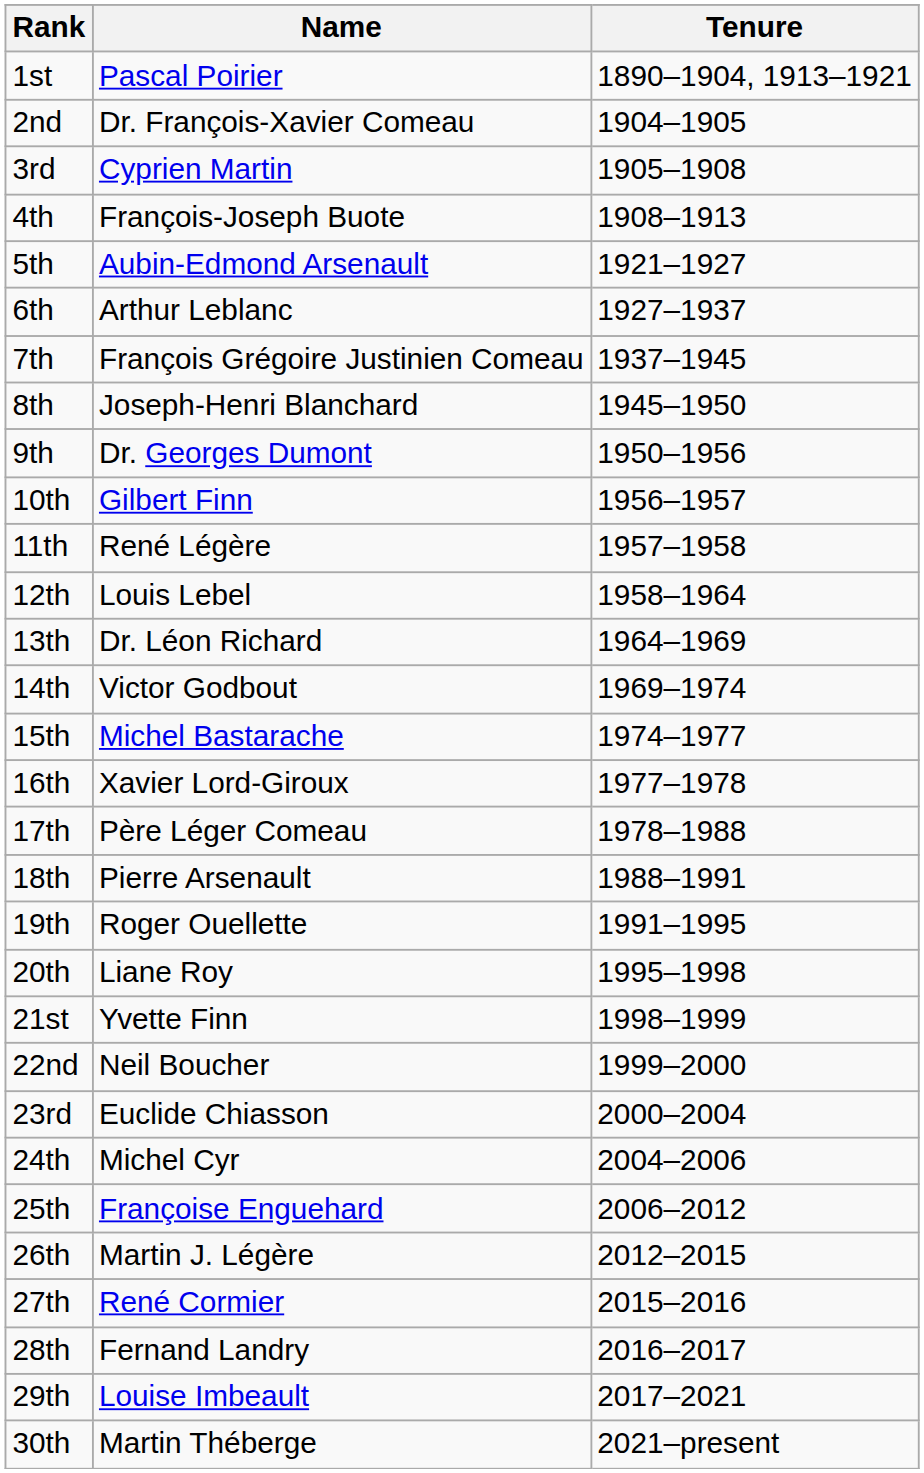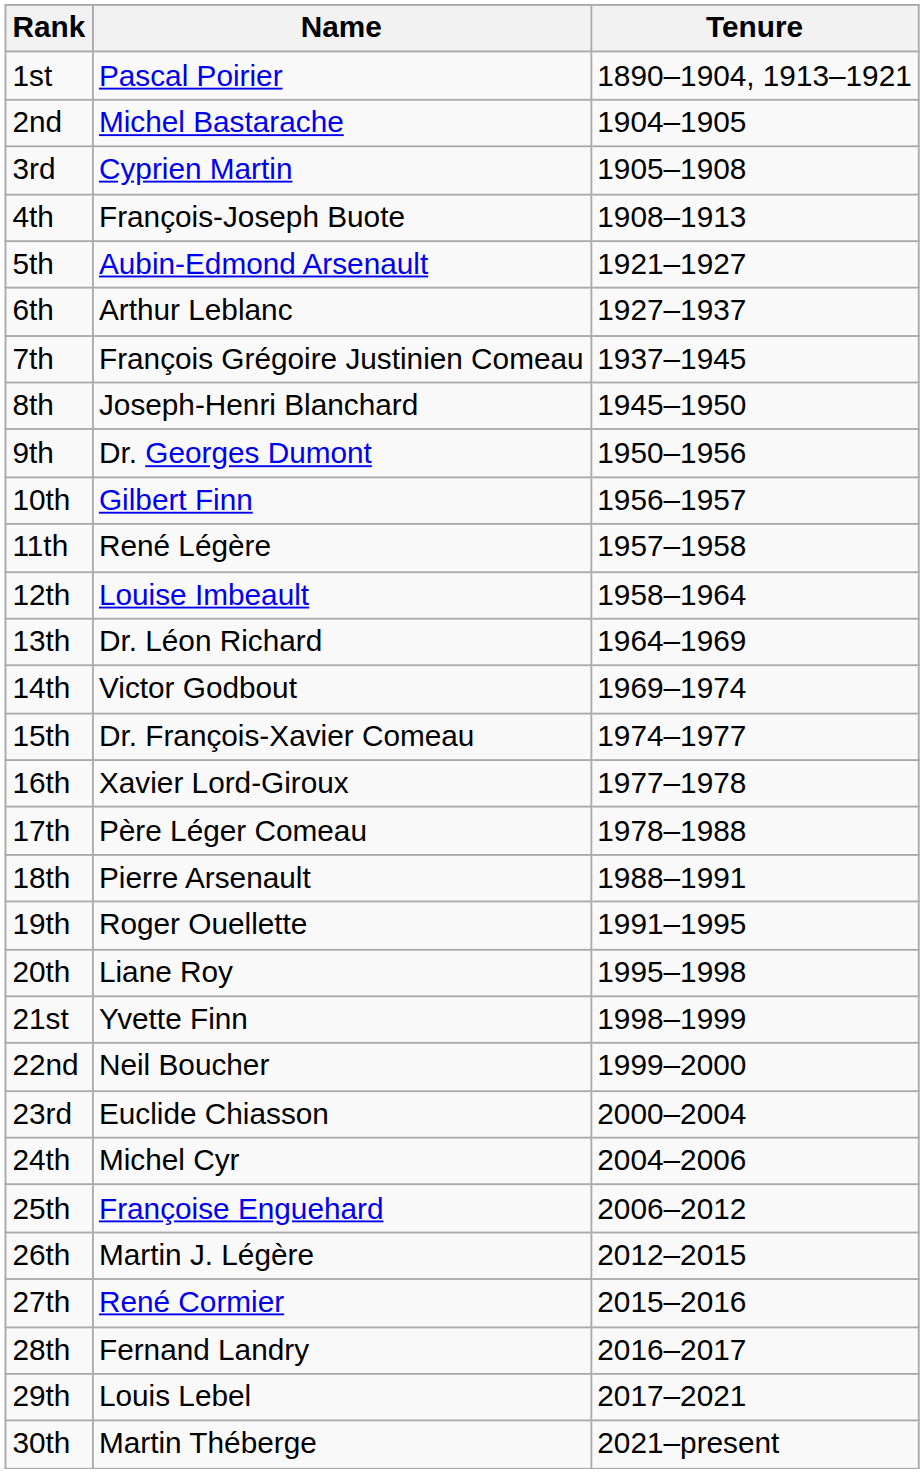(287, 122) Dr. François-Xavier Comeau -> (221, 122) Michel Bastarache
(175, 594) Louis Lebel -> (204, 594) Louise Imbeault
(221, 736) Michel Bastarache -> (287, 736) Dr. François-Xavier Comeau
(204, 1396) Louise Imbeault -> (175, 1396) Louis Lebel
